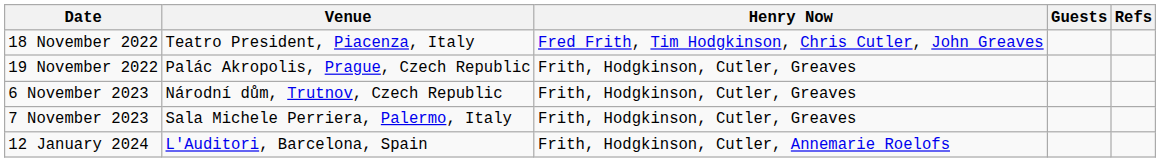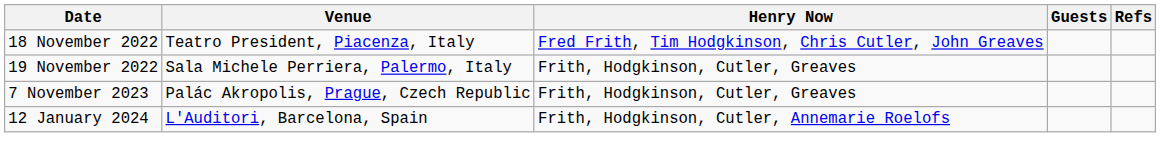(348, 68) Palác Akropolis, Prague, Czech Republic -> (339, 68) Sala Michele Perriera, Palermo, Italy
- row: (79, 94)
(339, 119) Sala Michele Perriera, Palermo, Italy -> (348, 94) Palác Akropolis, Prague, Czech Republic
